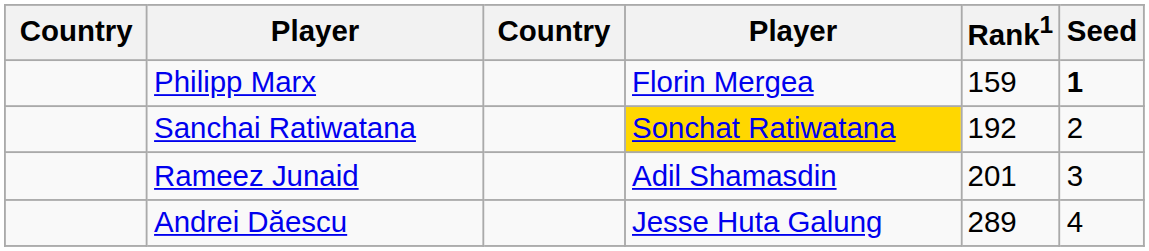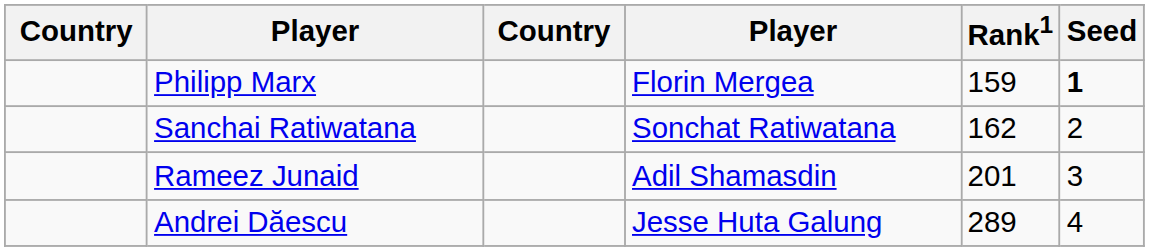(764, 129) gold background -> (764, 129) no background
(992, 129) 192 -> (992, 129) 162
